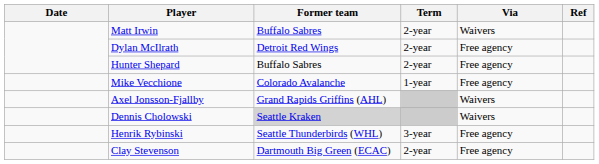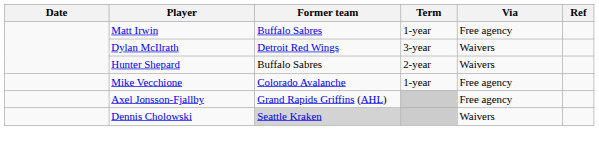(417, 30) 2-year -> (417, 30) 1-year
(477, 30) Waivers -> (486, 30) Free agency
(417, 47) 2-year -> (417, 47) 3-year
(486, 47) Free agency -> (477, 47) Waivers
(486, 64) Free agency -> (477, 64) Waivers
(477, 99) Waivers -> (486, 99) Free agency
- row: (147, 133)
- row: (145, 151)
